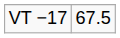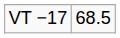(93, 18) 67.5 -> (93, 18) 68.5
